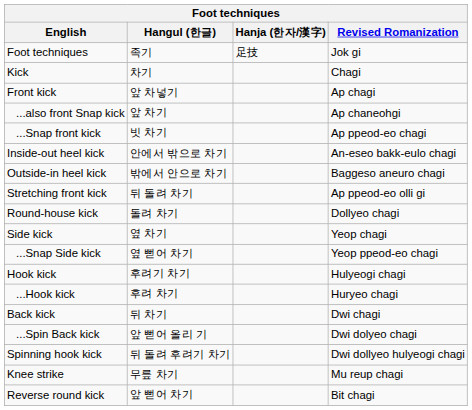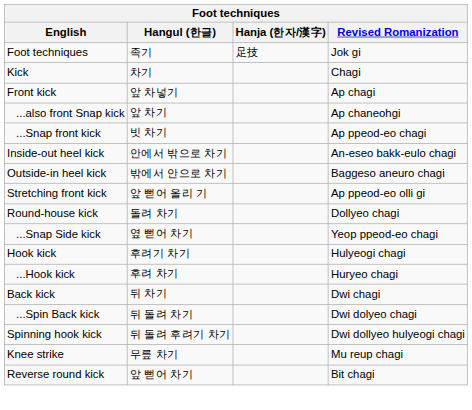(161, 193) 뒤 돌려 차기 -> (169, 193) 앞 뻗어 올리 기
- row: (30, 234)
(169, 334) 앞 뻗어 올리 기 -> (161, 314) 뒤 돌려 차기
